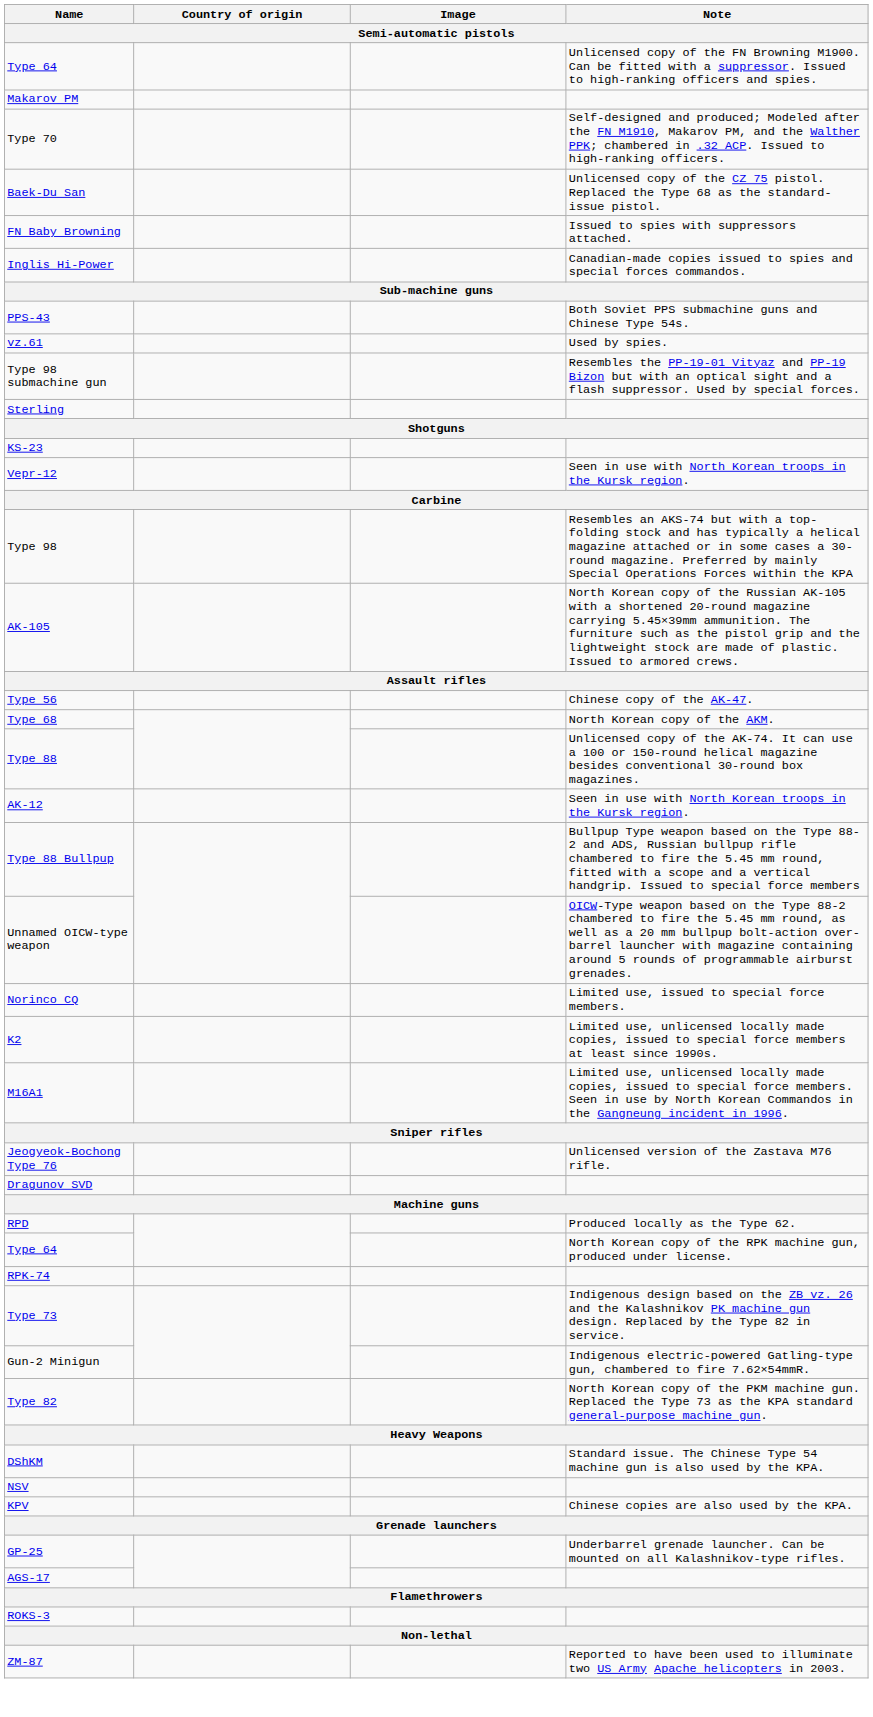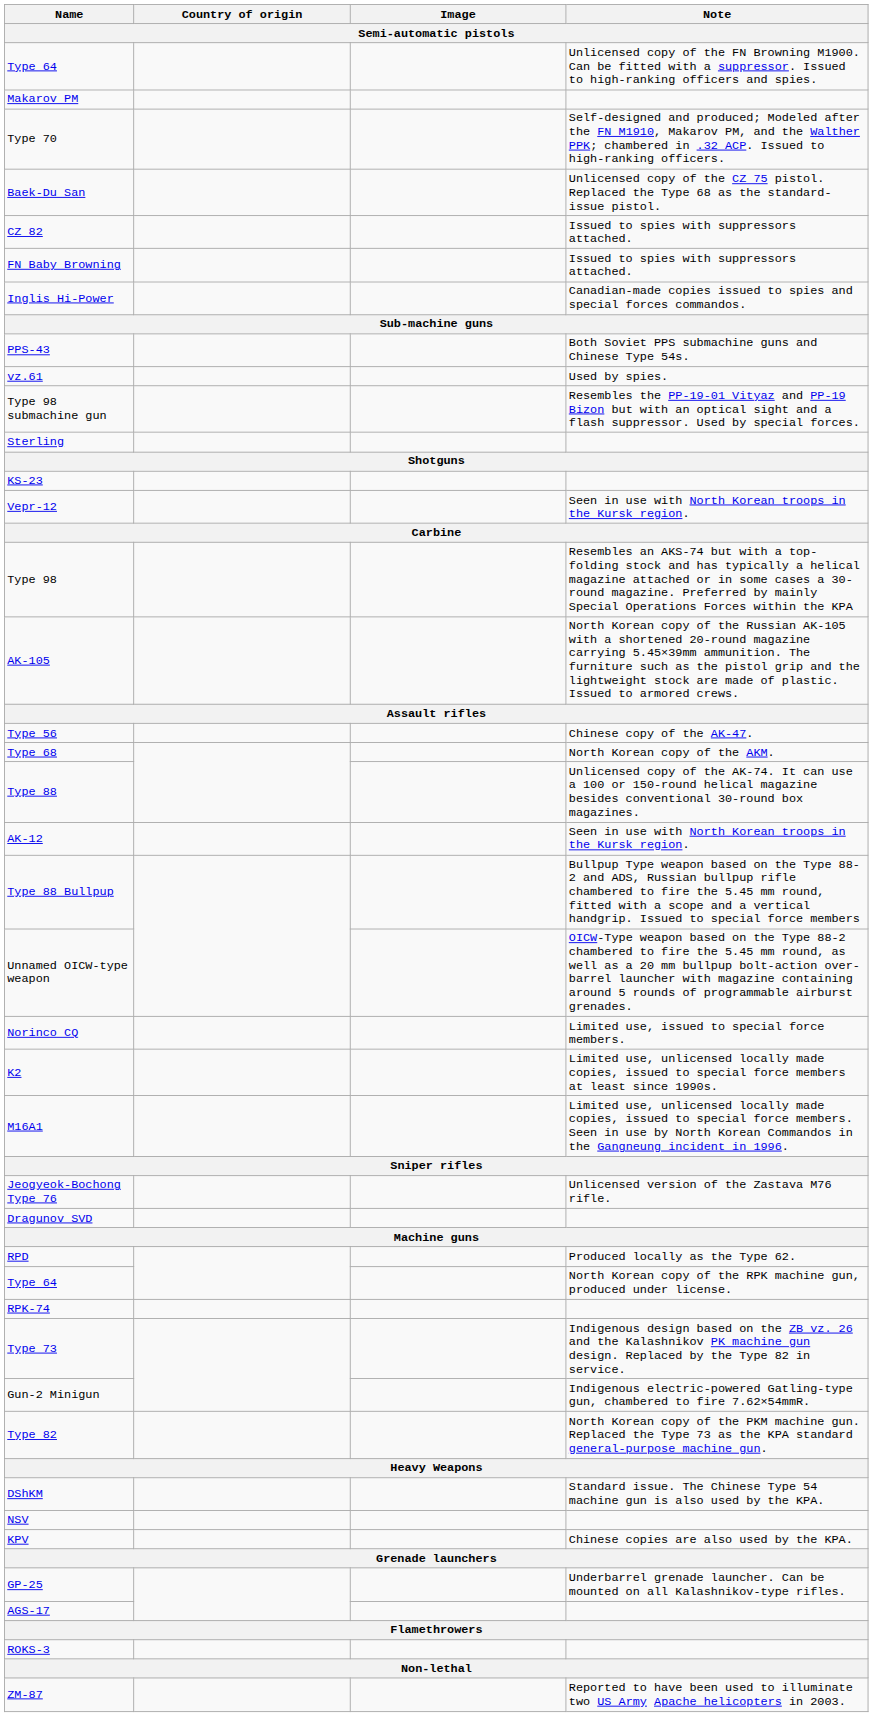+ row: (25, 232)
